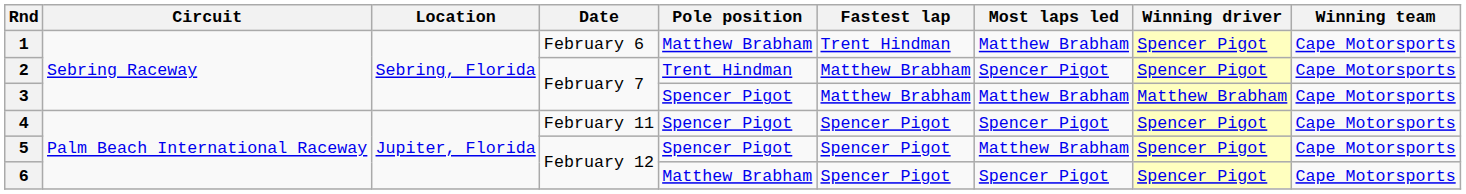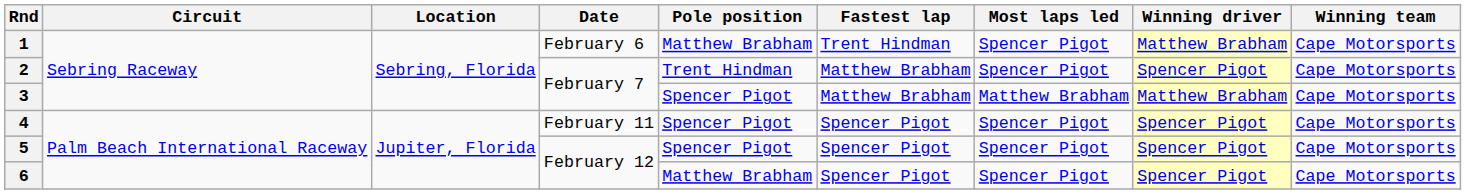(1054, 44) Matthew Brabham -> (1044, 44) Spencer Pigot
(1202, 44) Spencer Pigot -> (1212, 44) Matthew Brabham
(1054, 149) Matthew Brabham -> (1044, 149) Spencer Pigot
